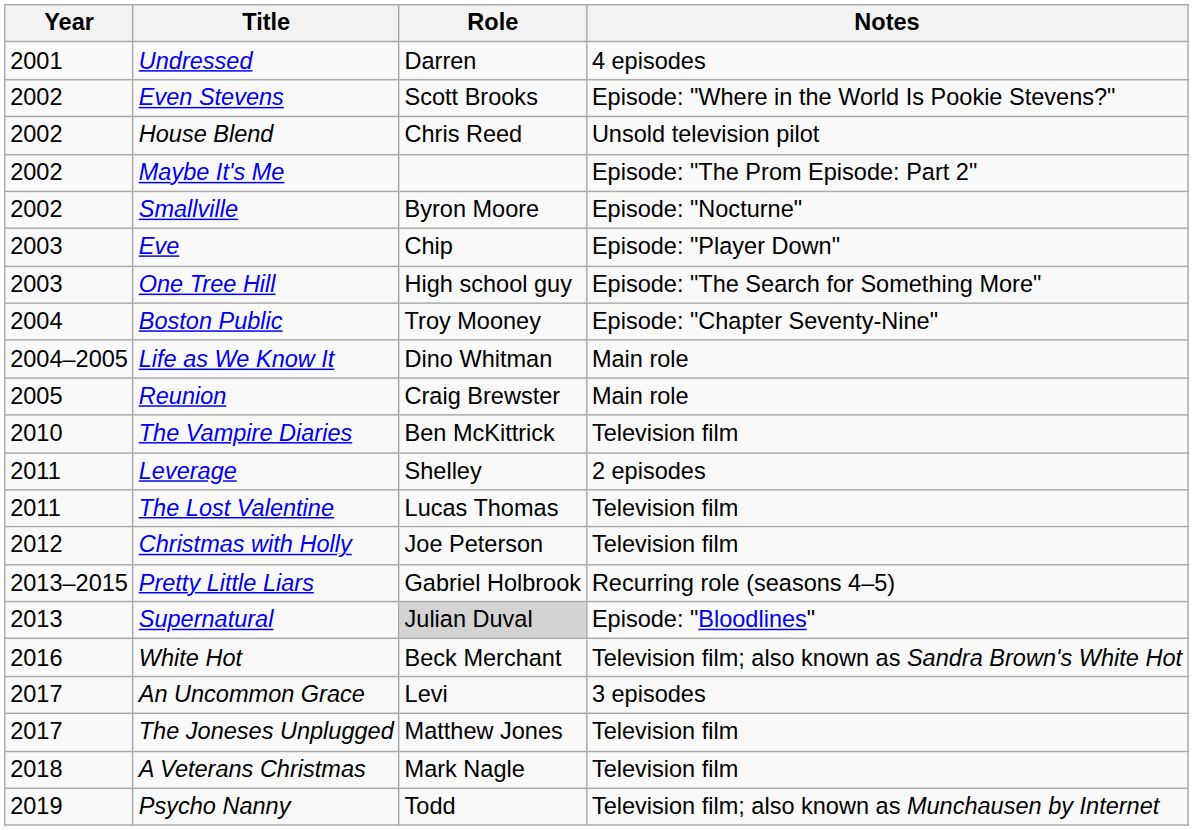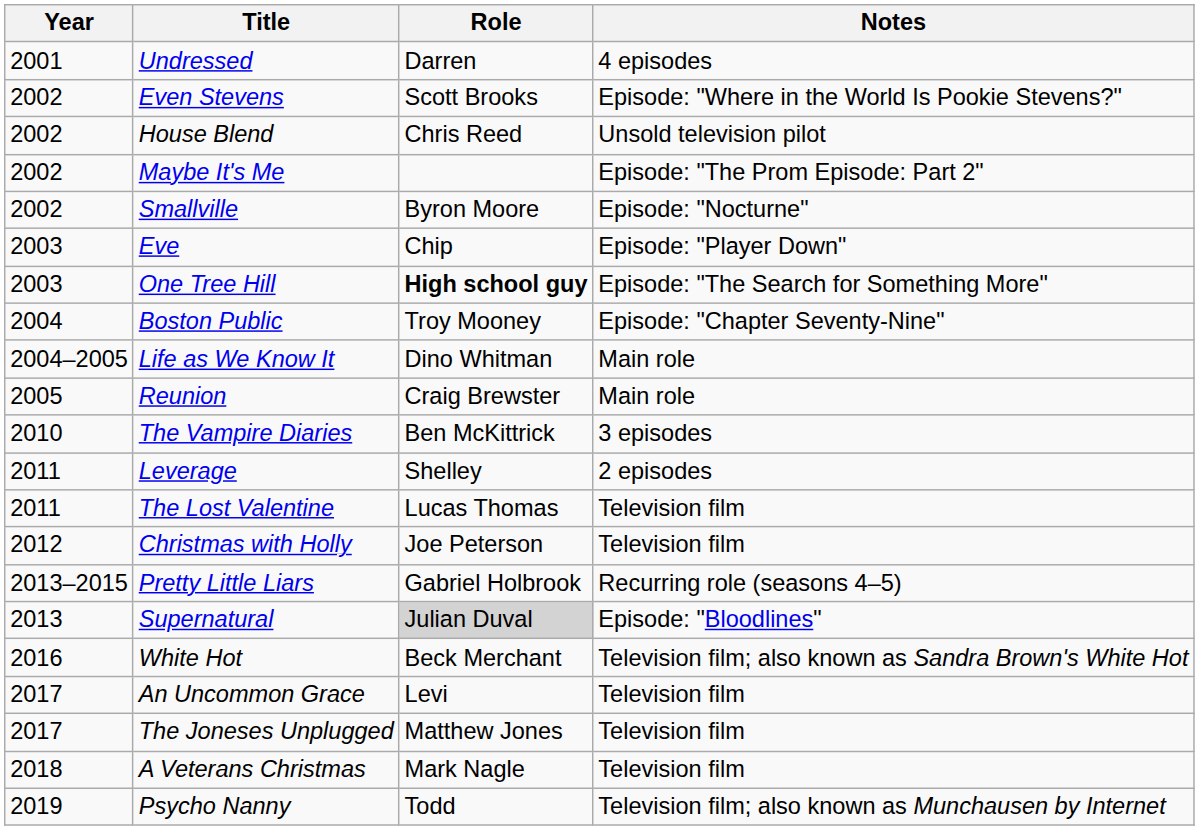(488, 284) normal -> (496, 284) bold
(665, 433) Television film -> (655, 433) 3 episodes
(649, 694) 3 episodes -> (672, 694) Television film
